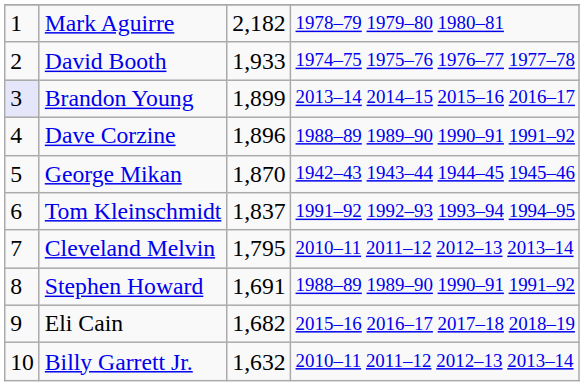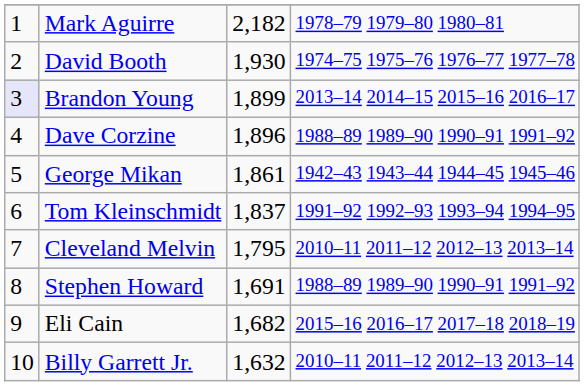(259, 60) 1,933 -> (259, 60) 1,930
(259, 173) 1,870 -> (259, 173) 1,861
